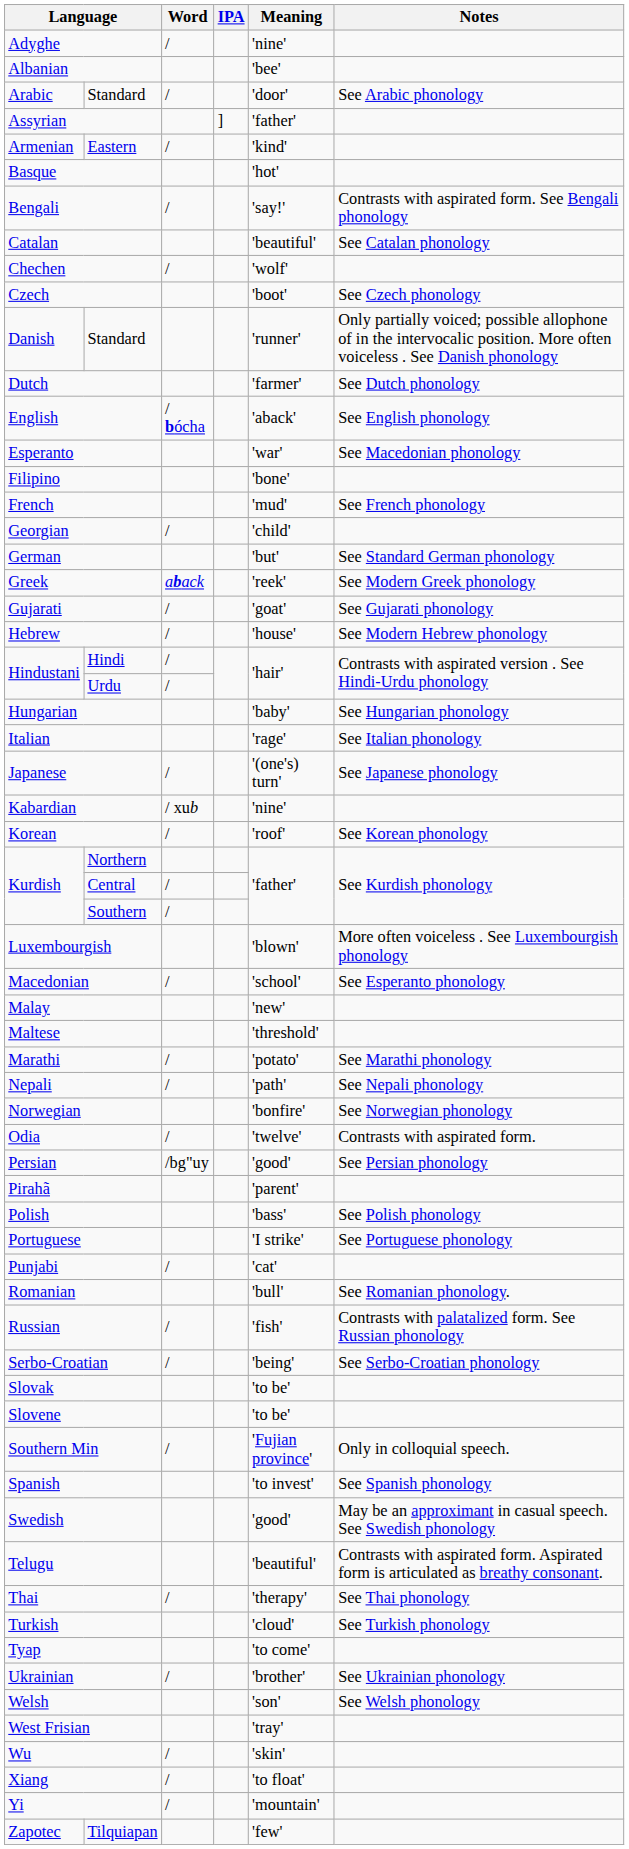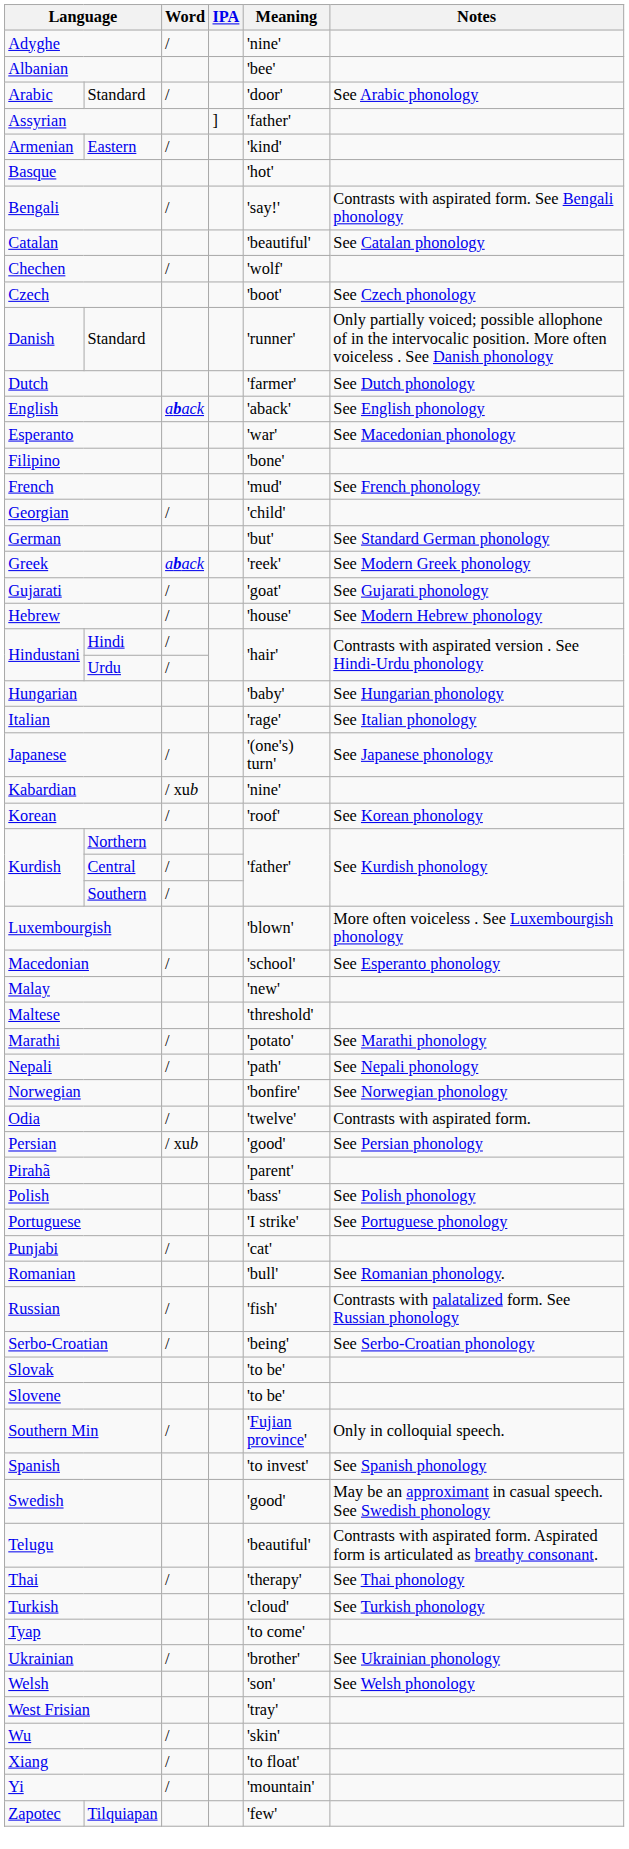(185, 418) / bócha -> (185, 408) aback
(187, 1162) /bg"uy -> (182, 1144) / xub
